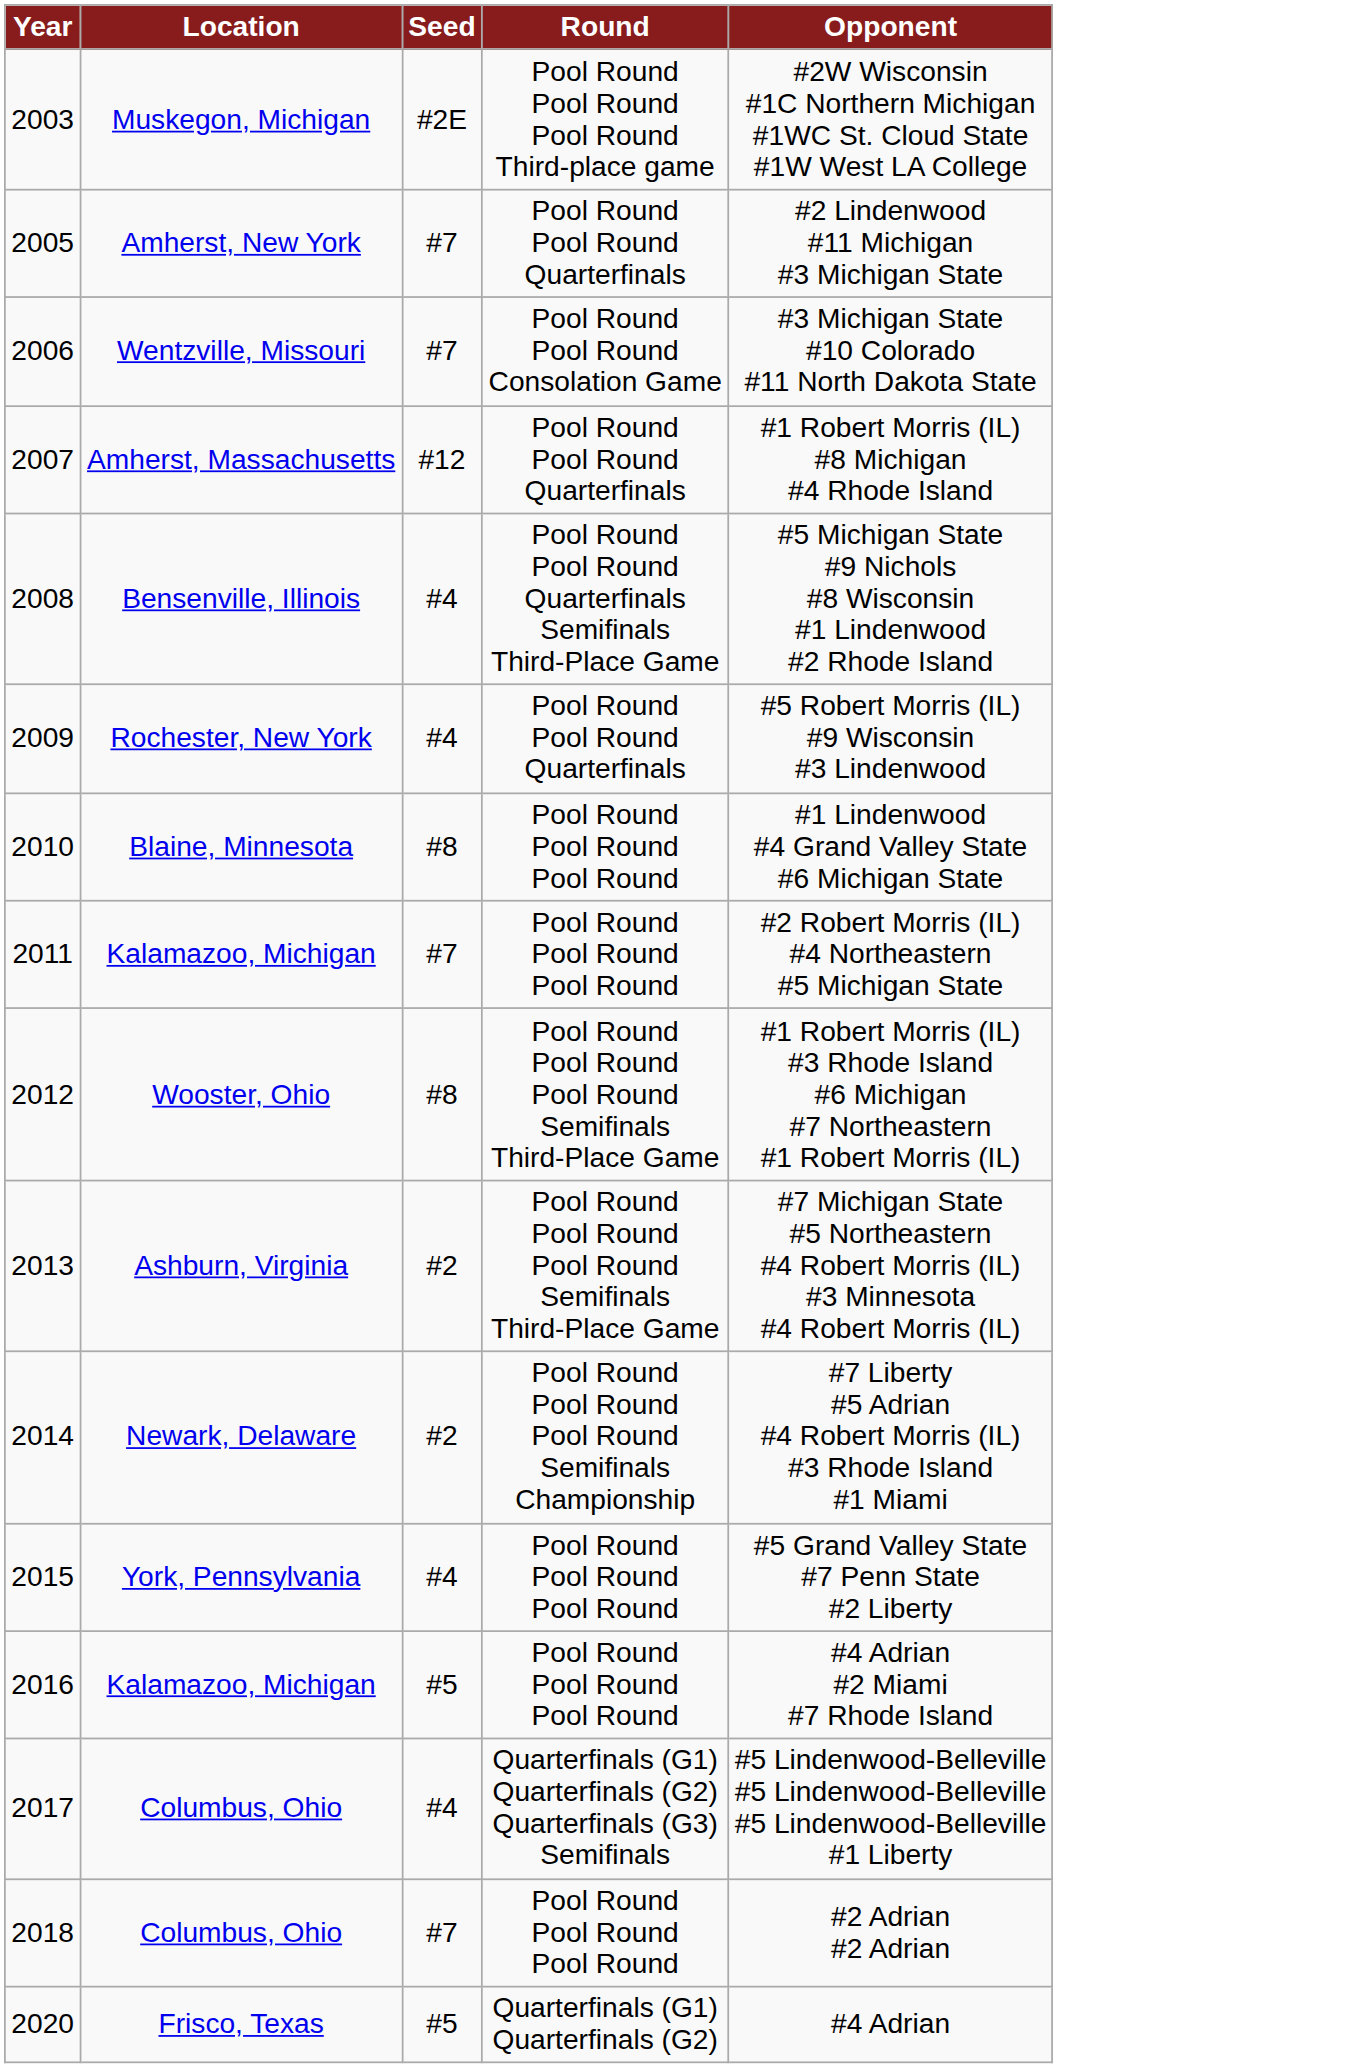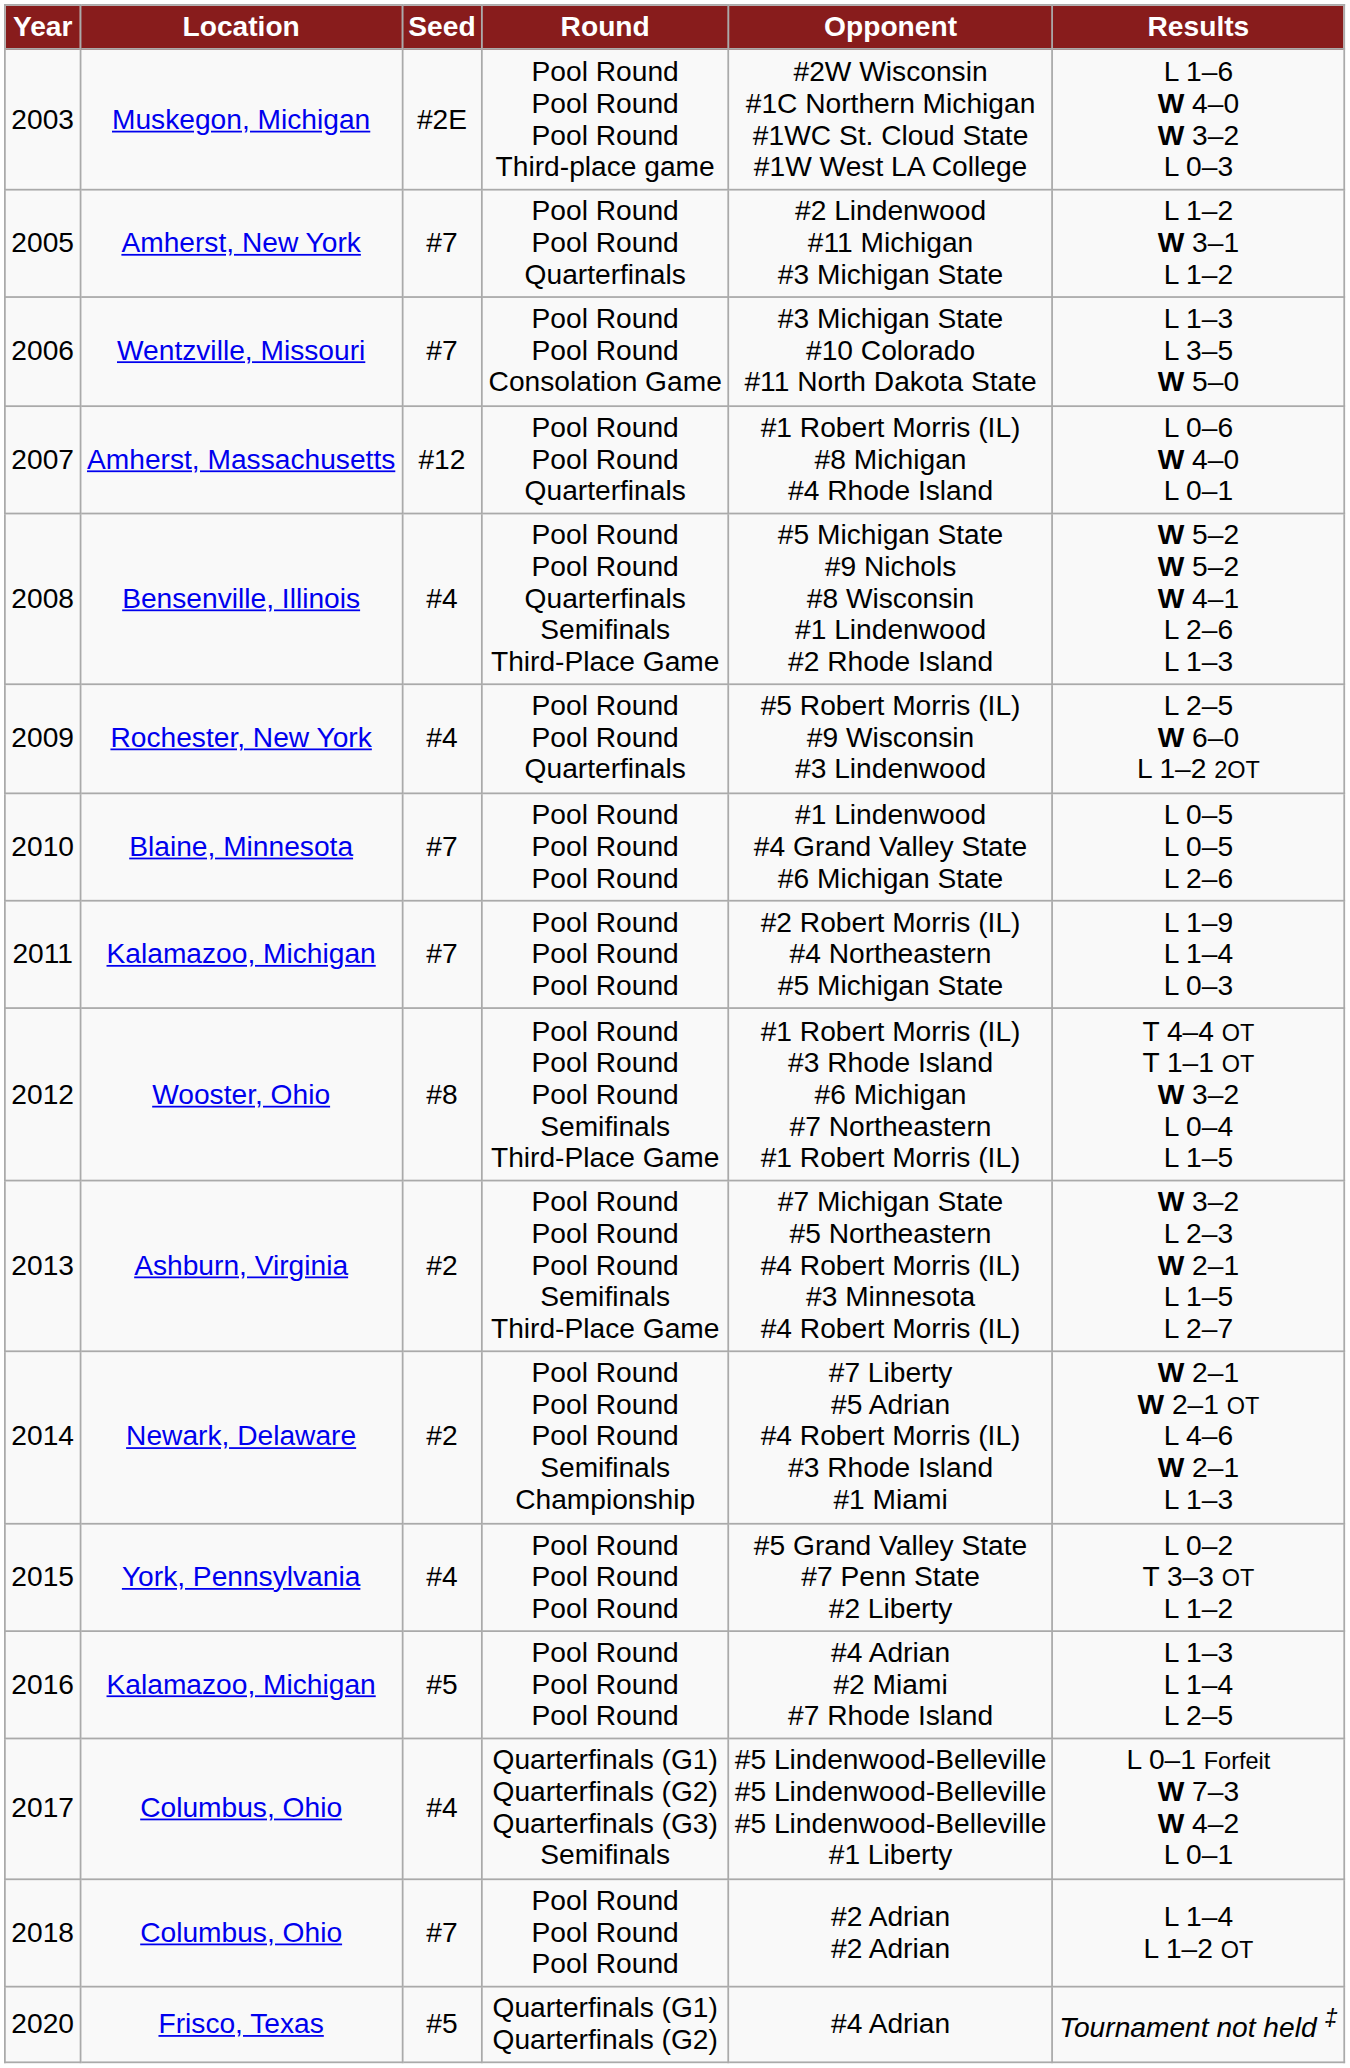+ column: (1198, 26)
(442, 846) #8 -> (442, 846) #7
